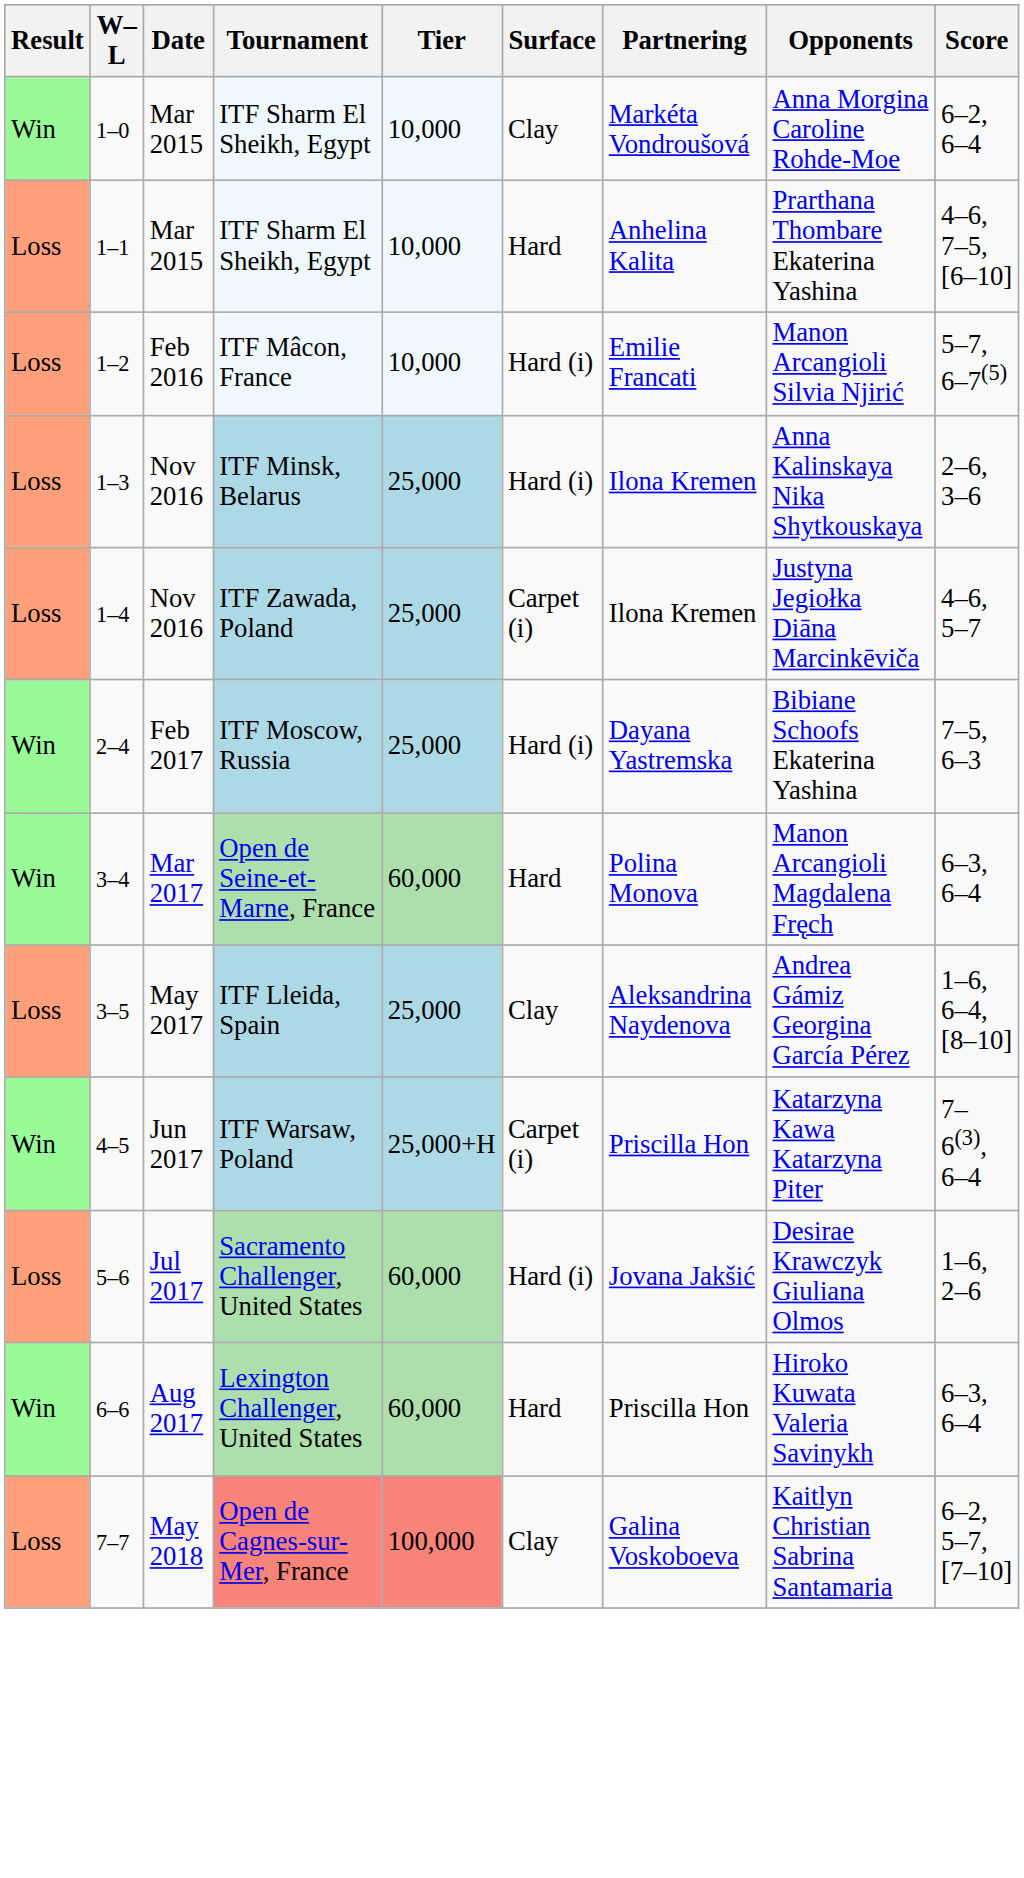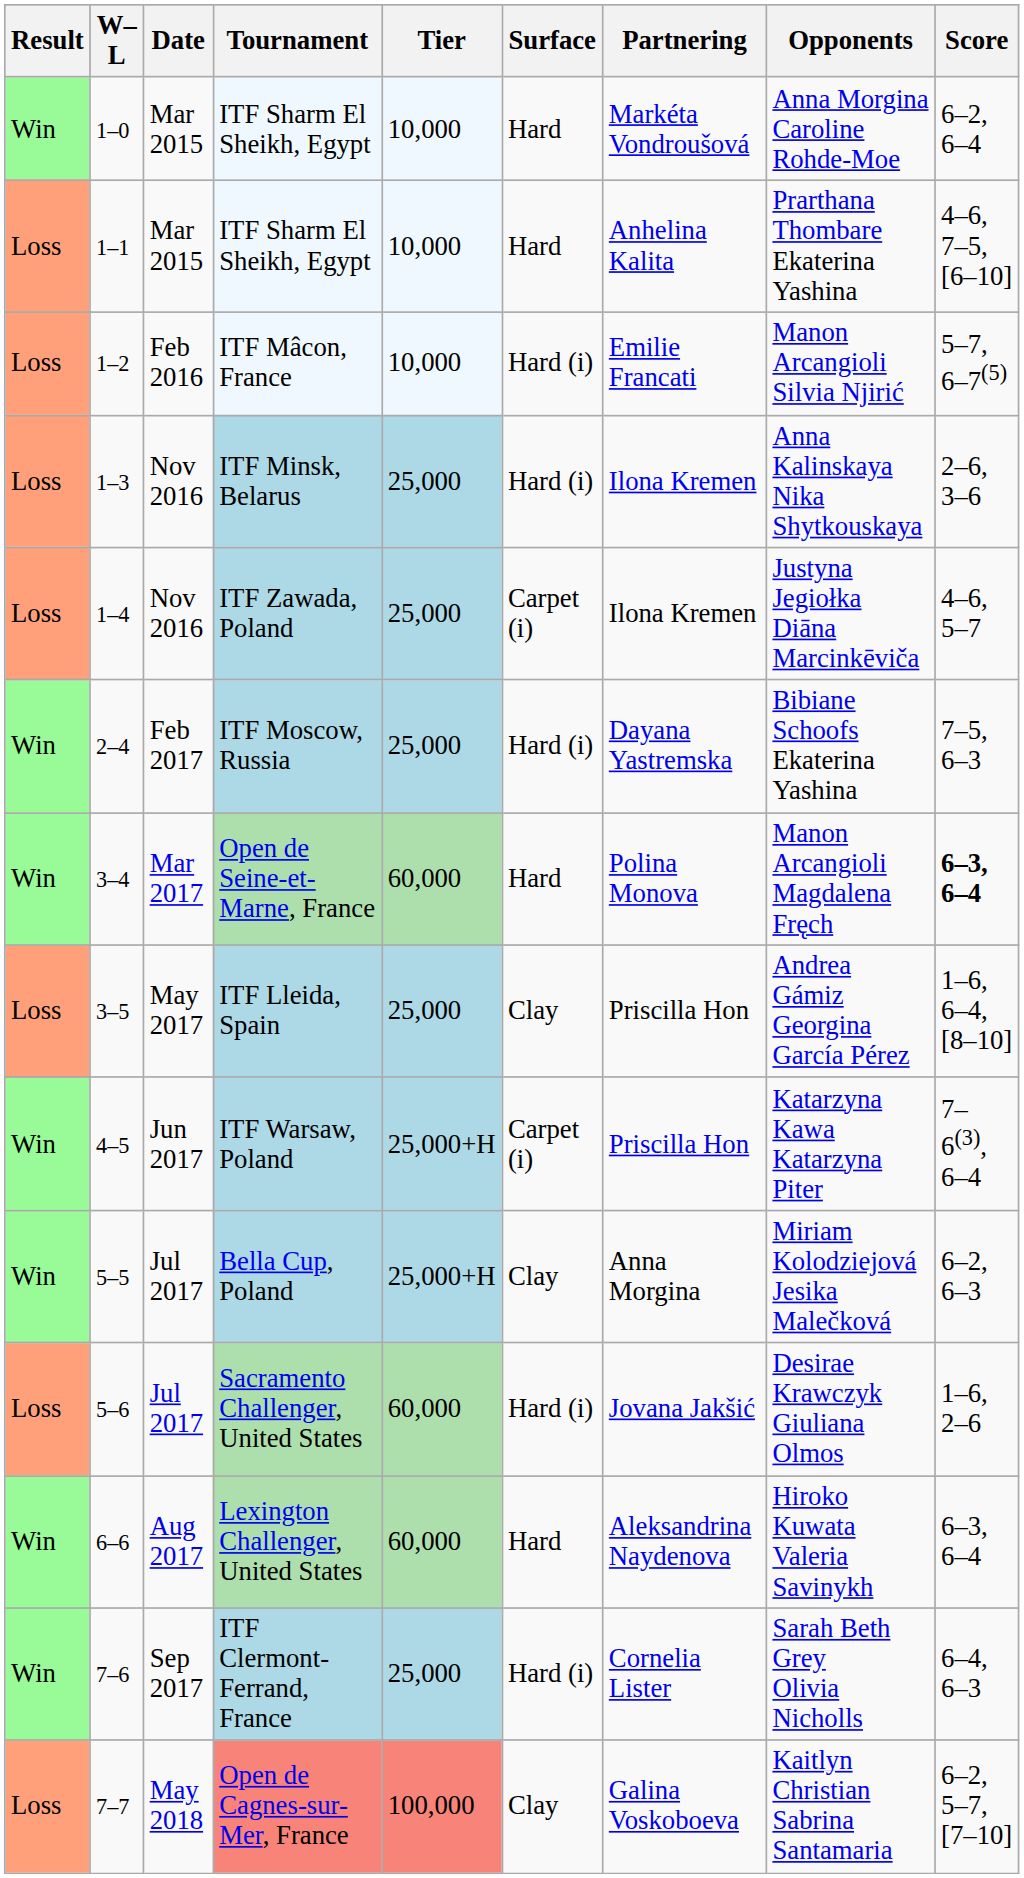(533, 128) Clay -> (535, 128) Hard
(964, 878) normal -> (964, 878) bold
(680, 1010) Aleksandrina Naydenova -> (679, 1010) Priscilla Hon
+ row: (113, 1277)
(679, 1408) Priscilla Hon -> (680, 1541) Aleksandrina Naydenova
+ row: (113, 1675)
